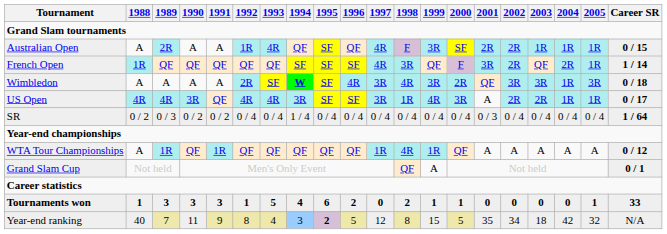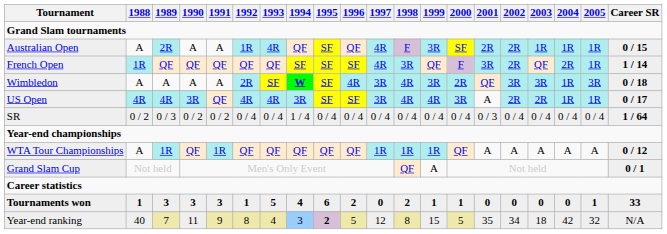(407, 99) 1R -> (407, 99) 4R
(407, 151) 4R -> (407, 151) 1R
